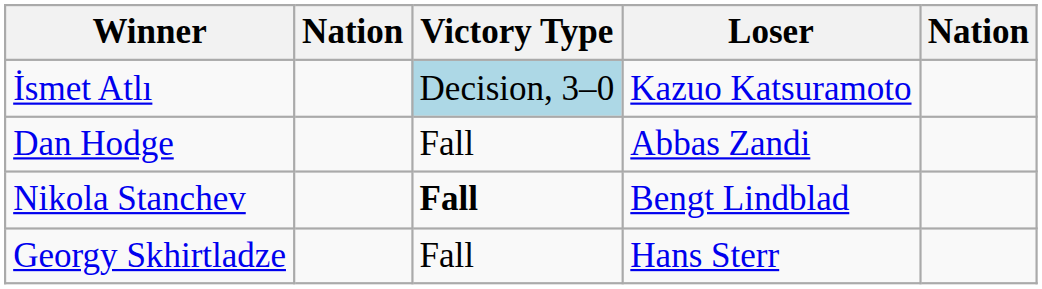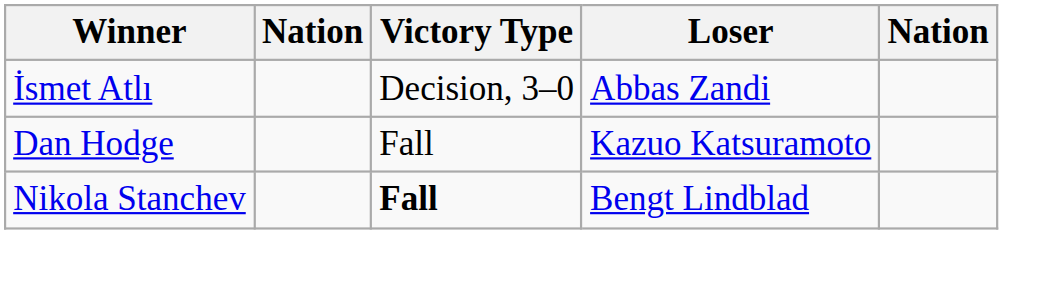(517, 87) lightblue background -> (477, 87) no background
(771, 87) Kazuo Katsuramoto -> (680, 87) Abbas Zandi
(720, 143) Abbas Zandi -> (731, 143) Kazuo Katsuramoto
- row: (150, 254)
